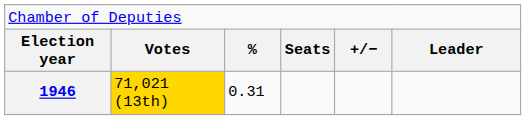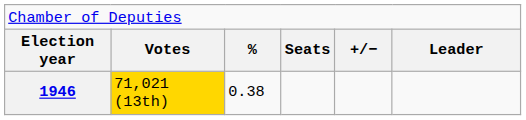(247, 93) 0.31 -> (247, 93) 0.38
